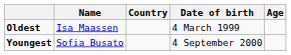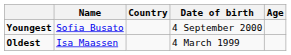rows swapped: (29, 42) <-> (23, 27)
